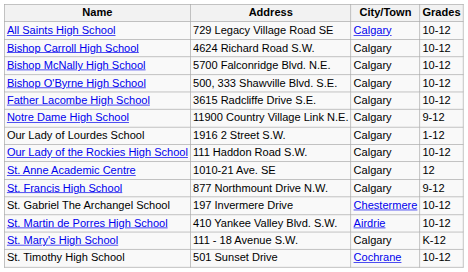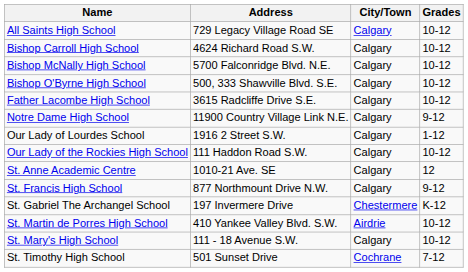(437, 205) 10-12 -> (434, 205) K-12
(434, 240) K-12 -> (437, 240) 10-12
(437, 258) 10-12 -> (434, 258) 7-12
